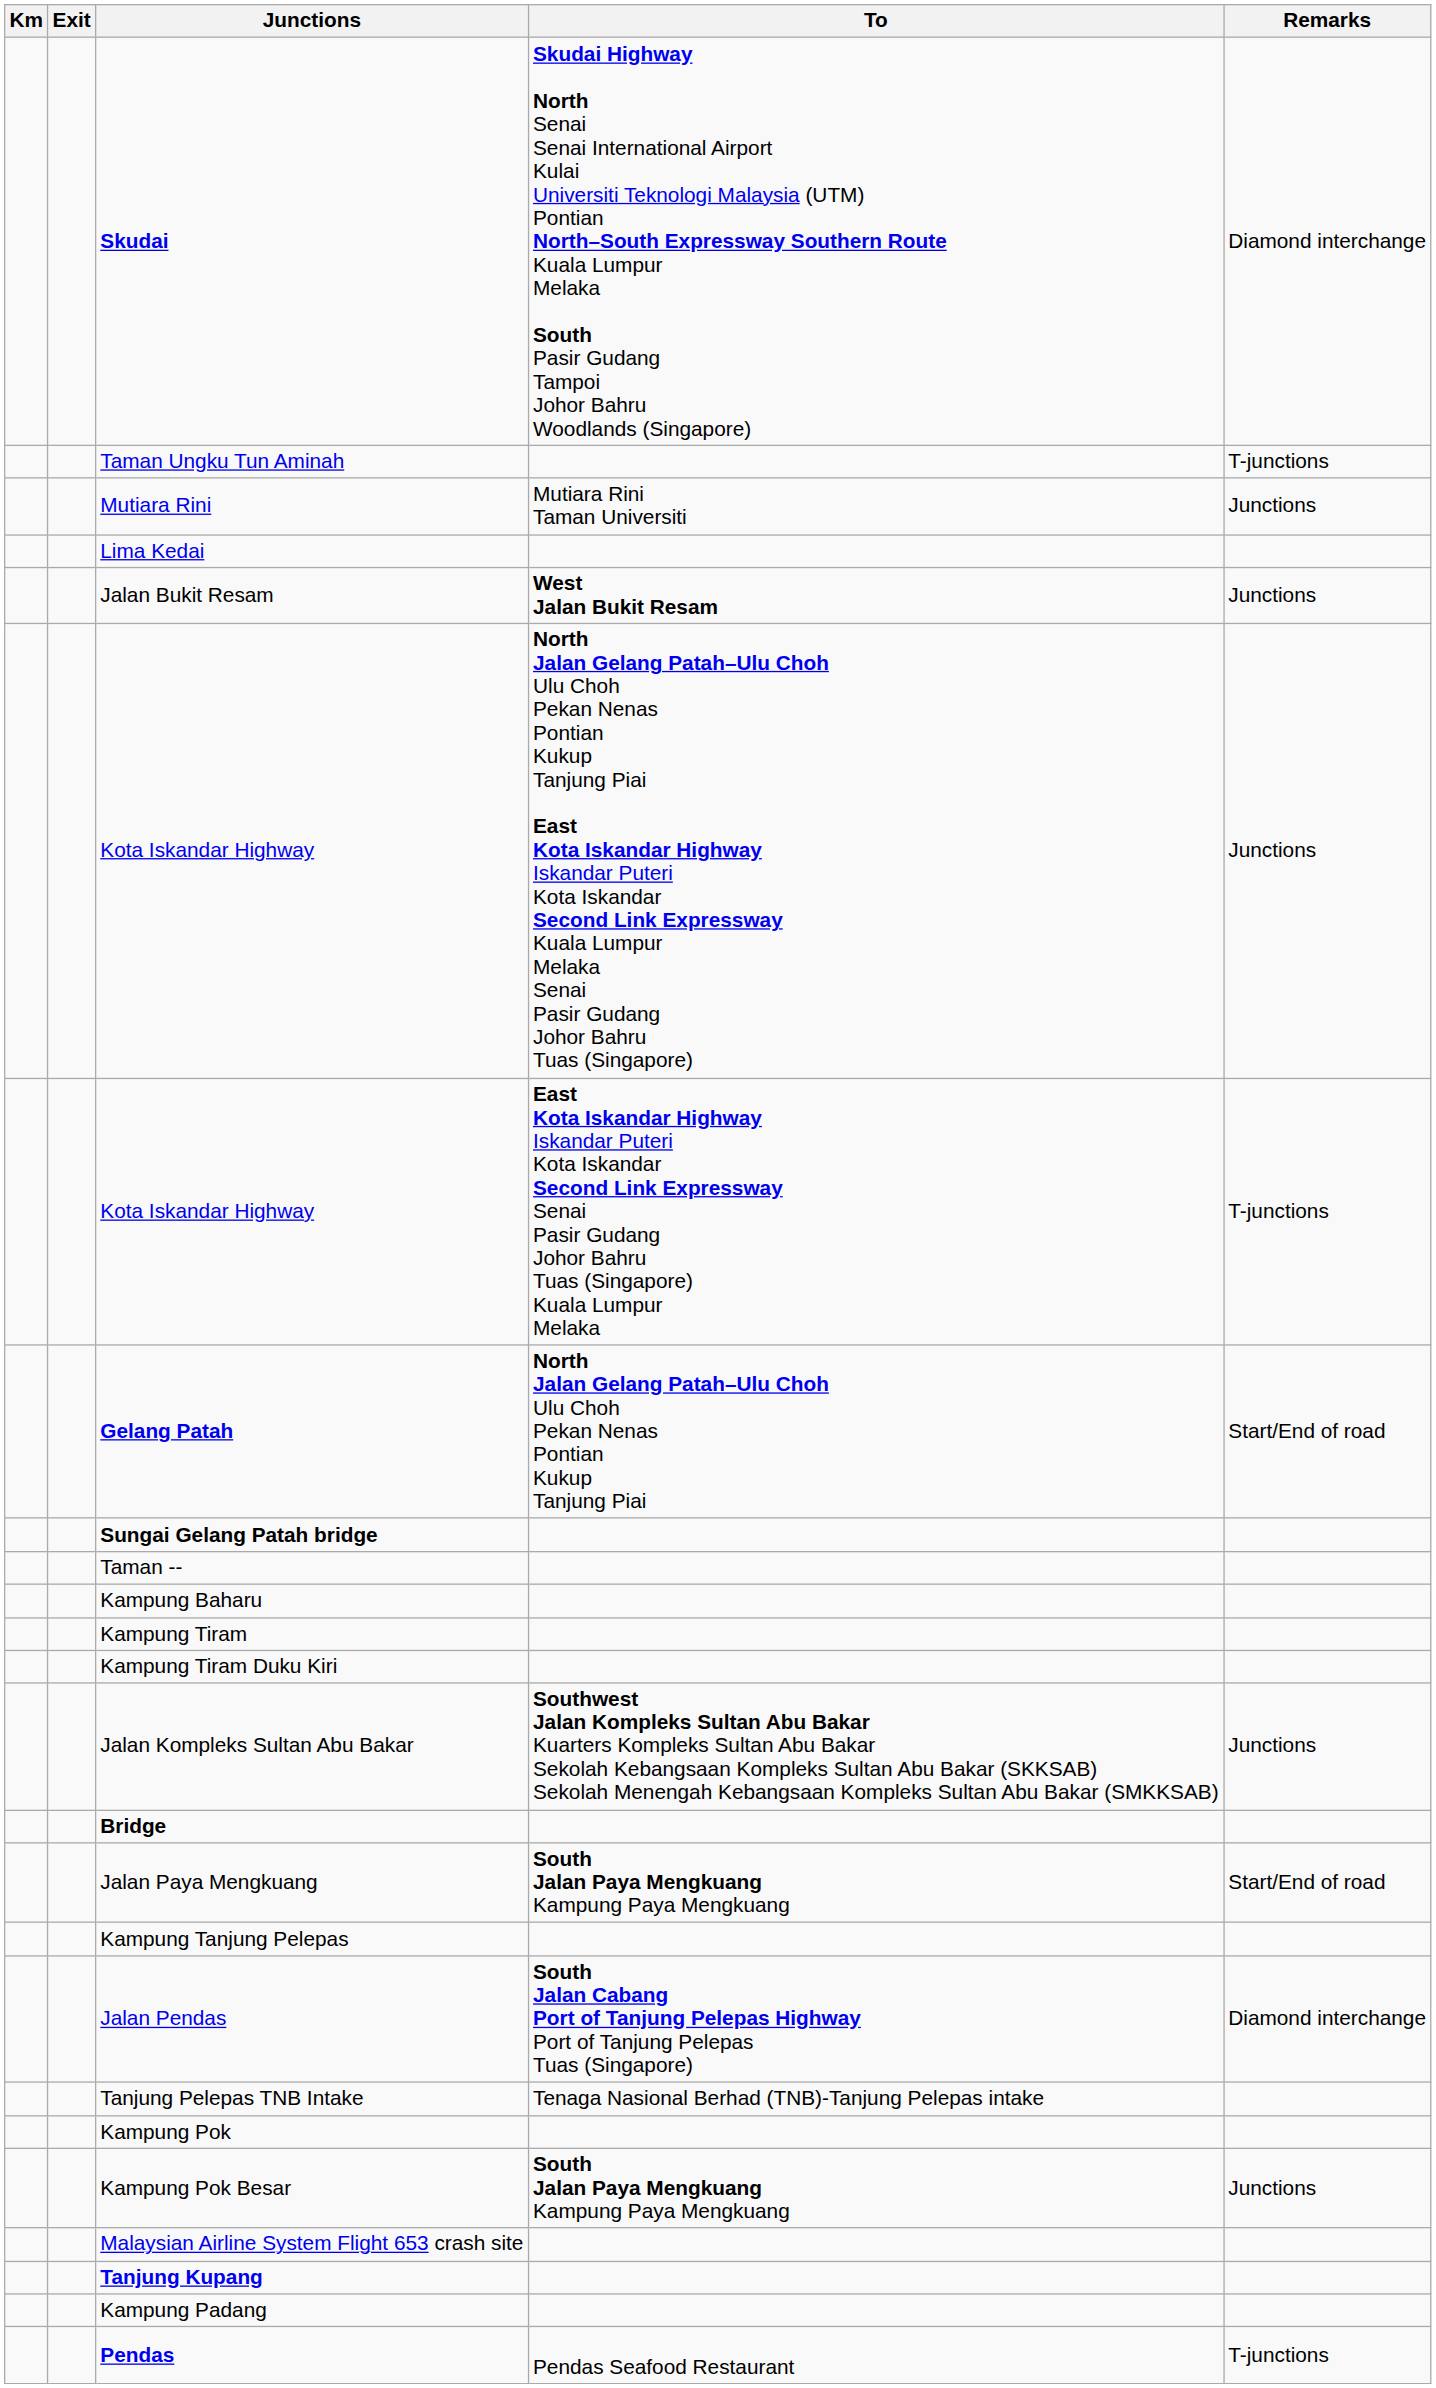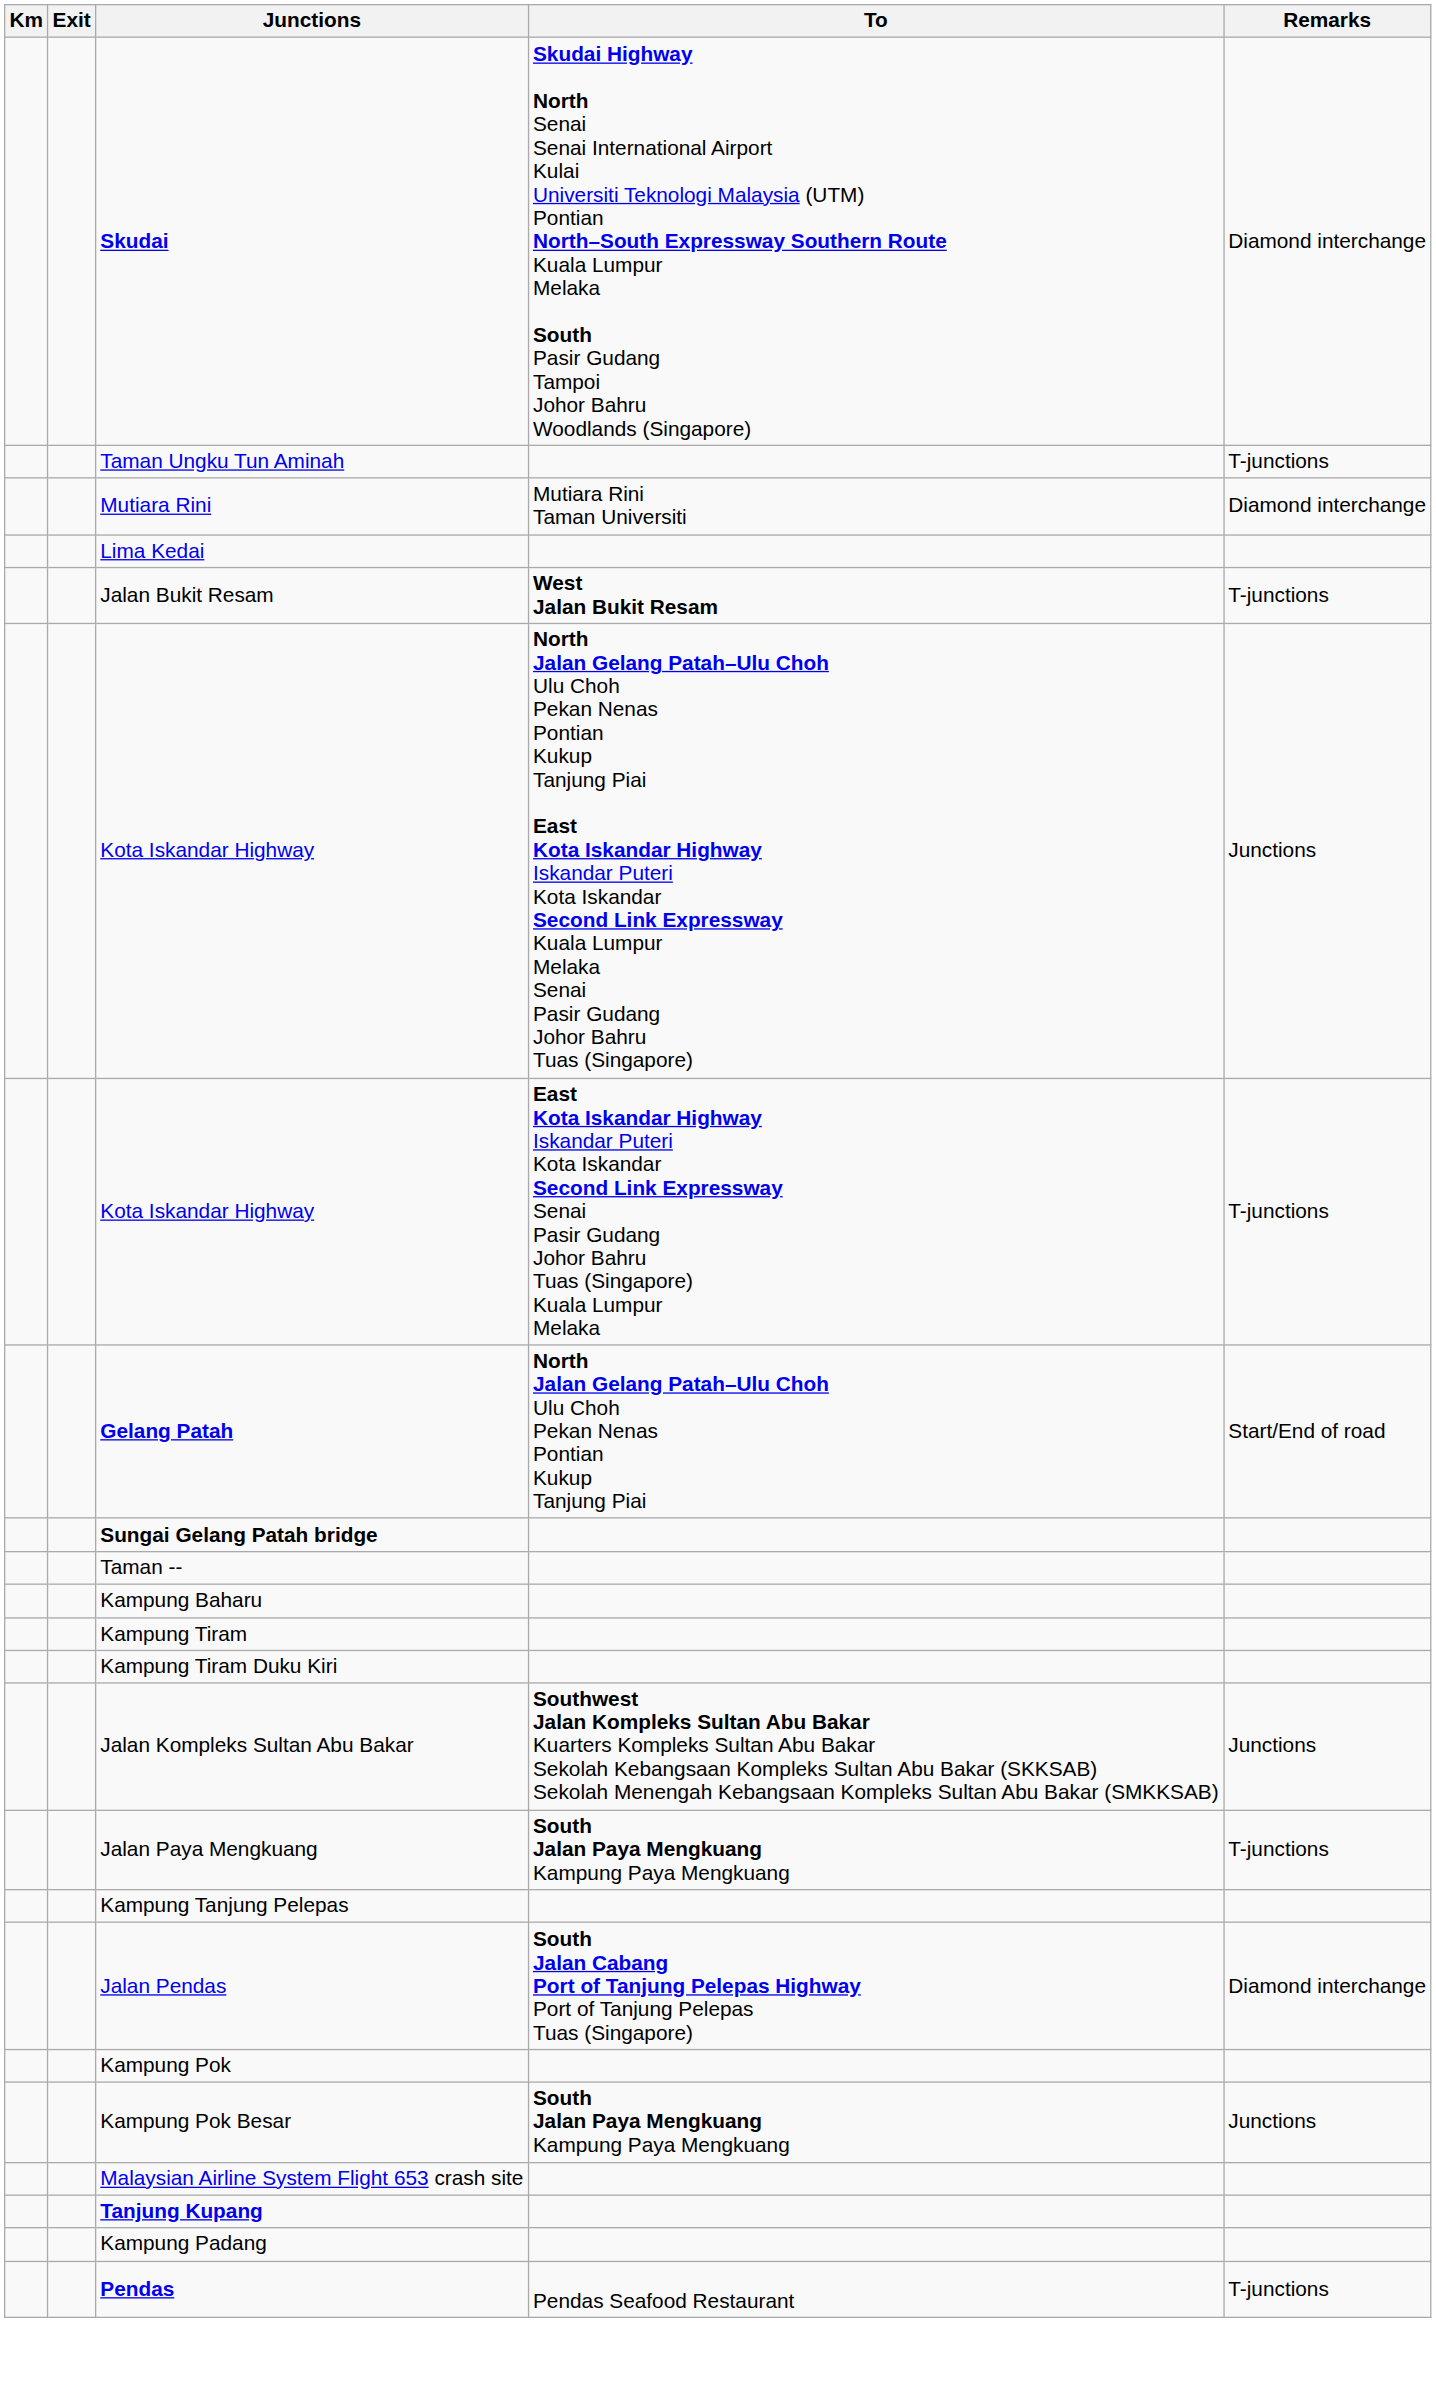(1272, 506) Junctions -> (1327, 506) Diamond interchange
(1272, 595) Junctions -> (1279, 595) T-junctions
- row: (133, 1826)
(1307, 1882) Start/End of road -> (1279, 1849) T-junctions
- row: (232, 2098)
